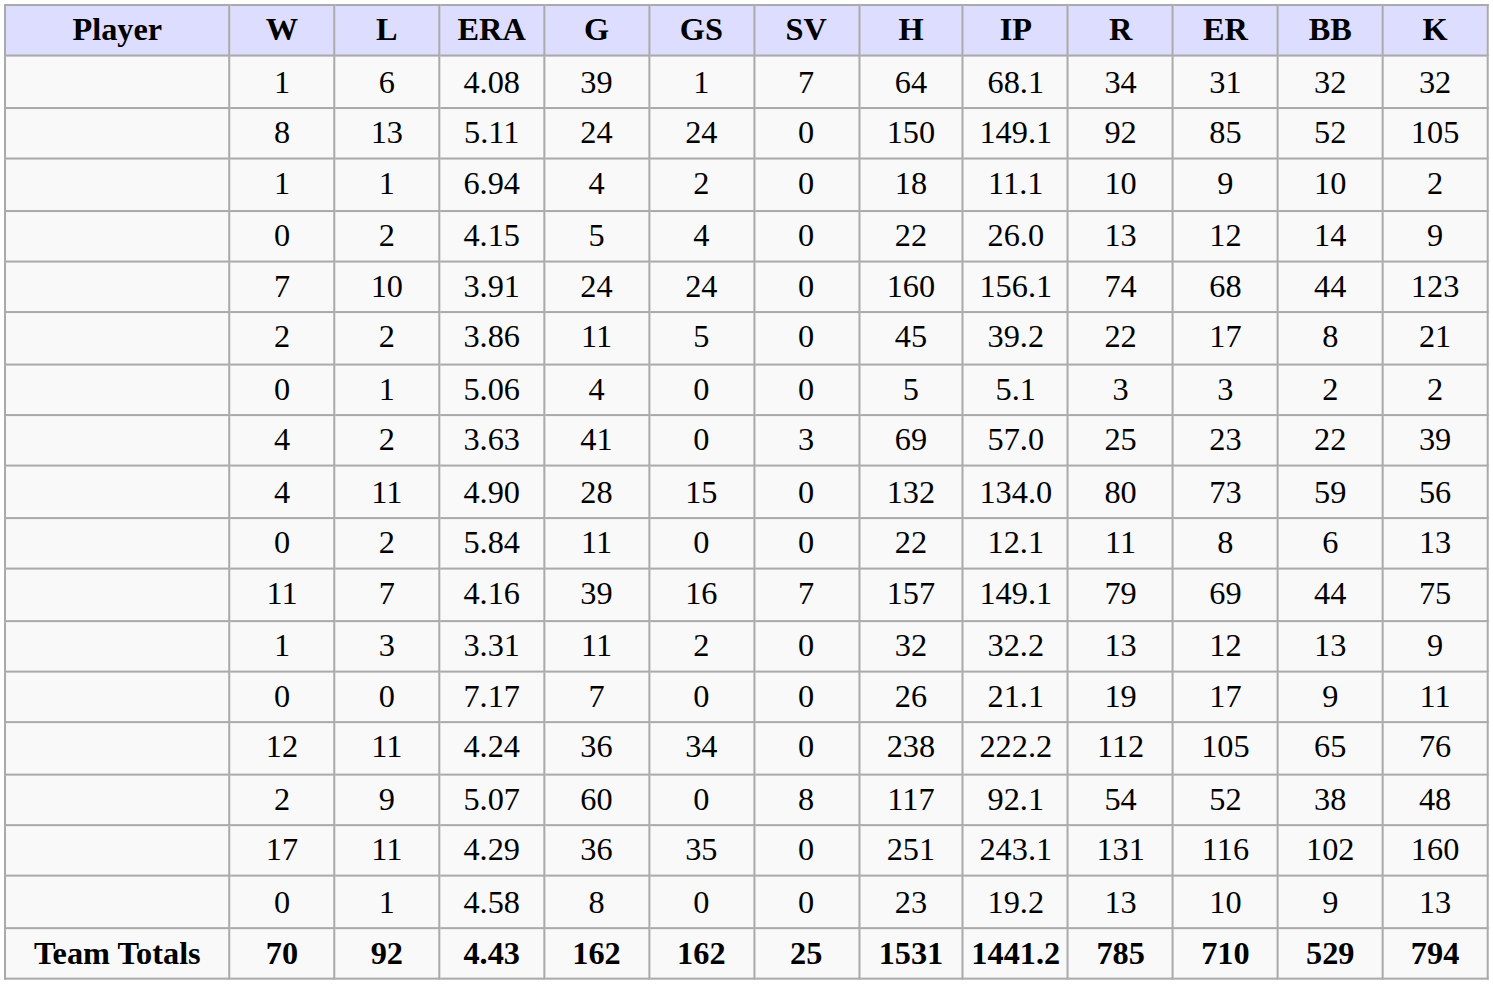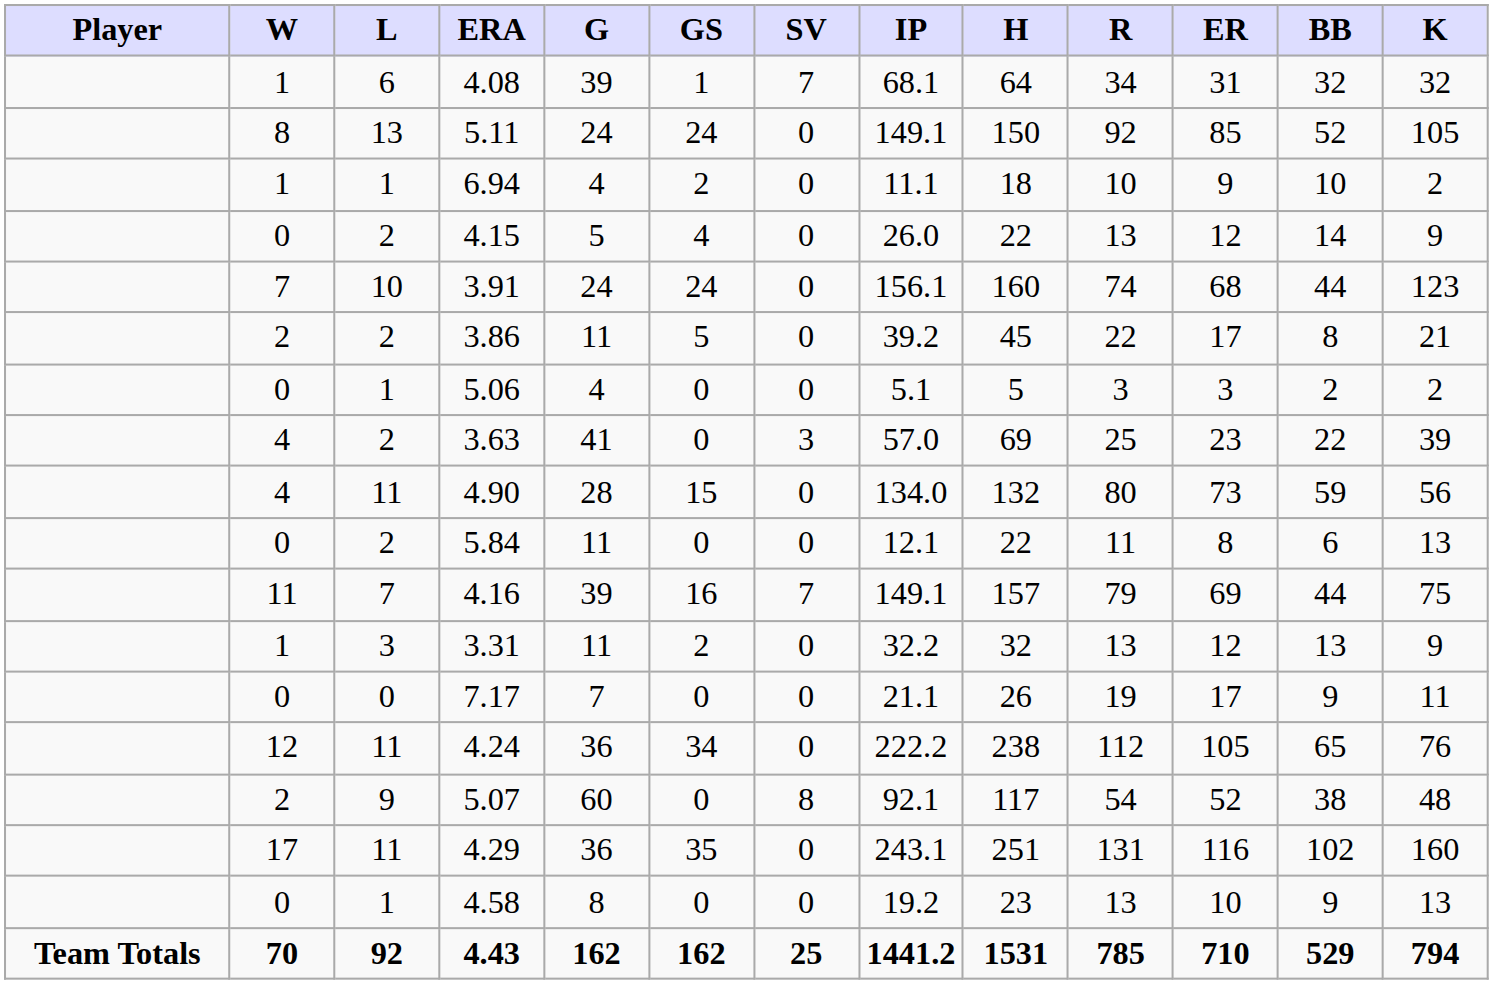columns swapped: (1016, 30) <-> (911, 30)
